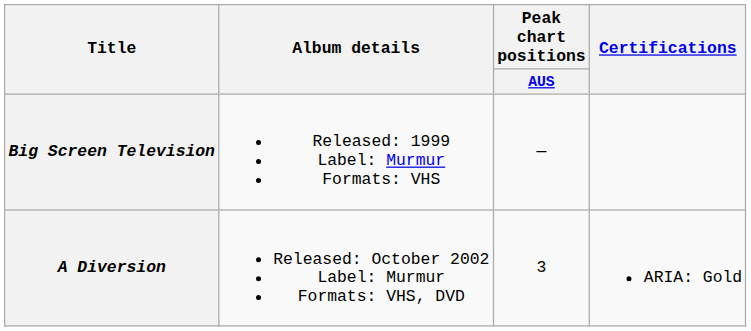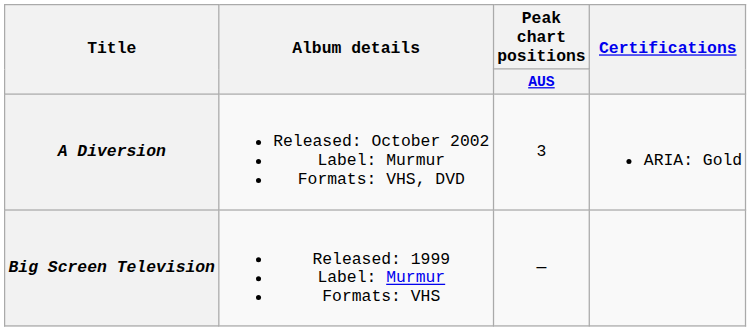rows swapped: (112, 152) <-> (112, 268)
